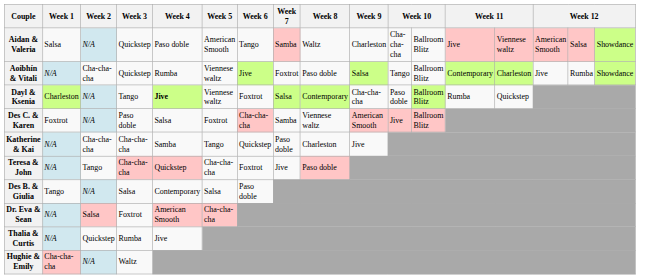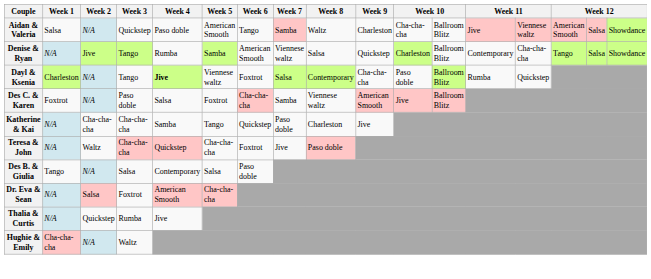- row: (23, 73)
+ row: (23, 53)
(92, 168) Tango -> (92, 148) Waltz
